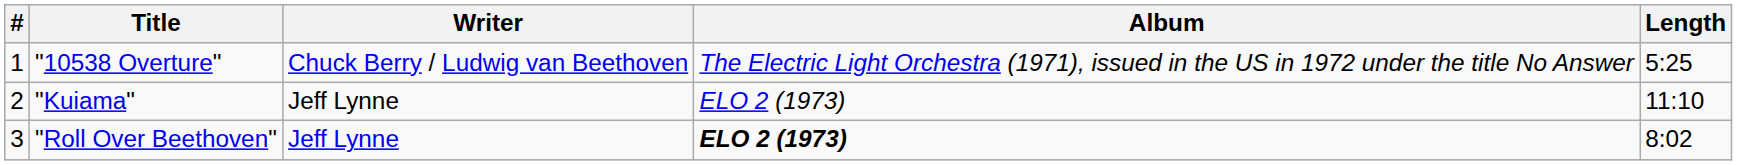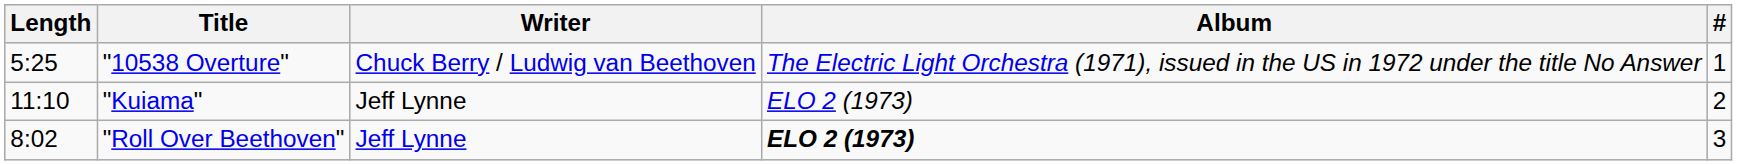columns swapped: (17, 23) <-> (1686, 23)
